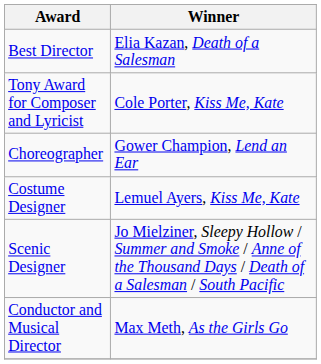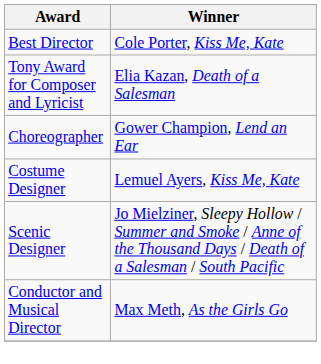(187, 51) Elia Kazan, Death of a Salesman -> (199, 42) Cole Porter, Kiss Me, Kate
(199, 102) Cole Porter, Kiss Me, Kate -> (187, 85) Elia Kazan, Death of a Salesman
